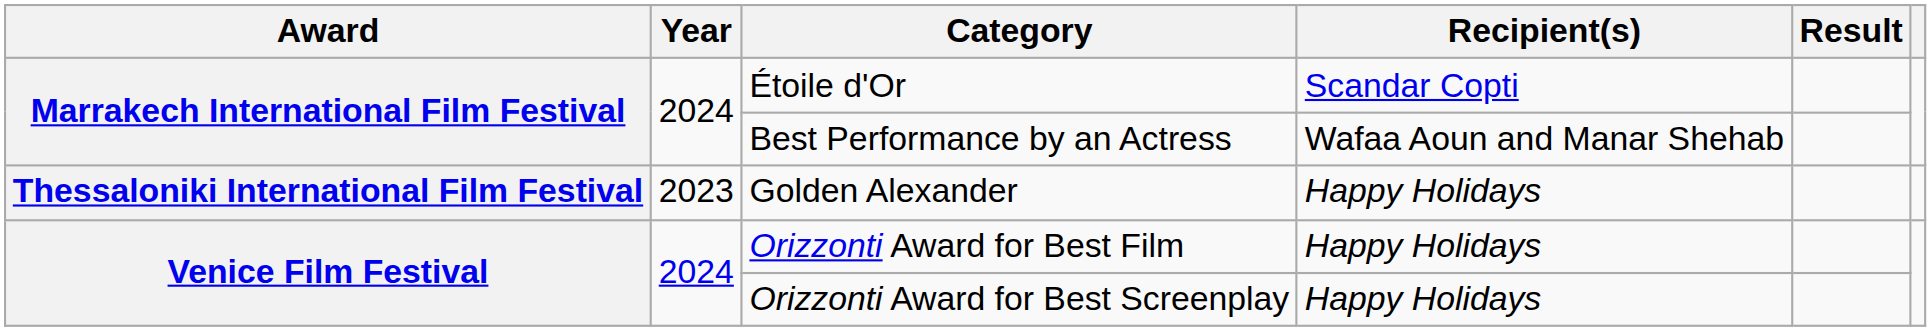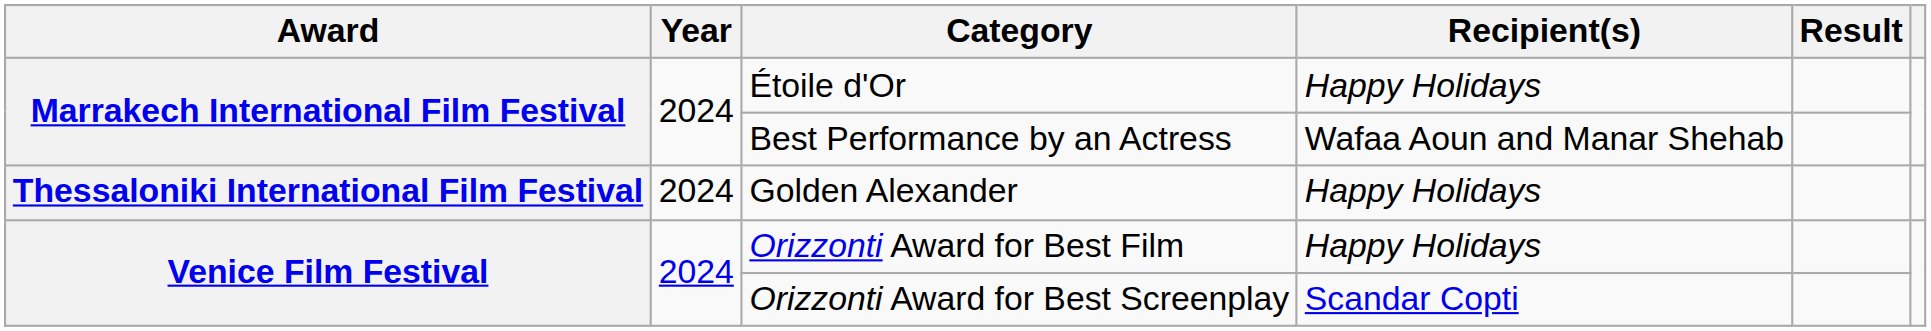(1412, 84) Scandar Copti -> (1423, 84) Happy Holidays
(696, 191) 2023 -> (696, 191) 2024
(1423, 298) Happy Holidays -> (1412, 298) Scandar Copti
